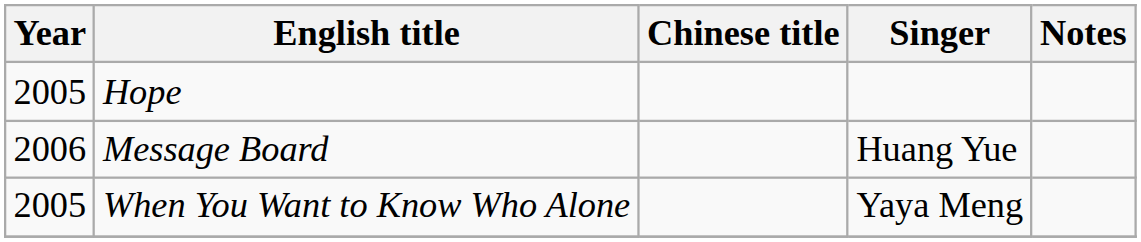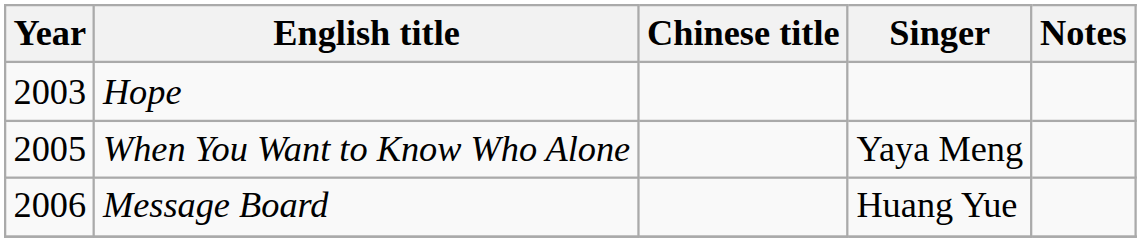(50, 90) 2005 -> (50, 90) 2003
rows swapped: (367, 206) <-> (216, 148)
